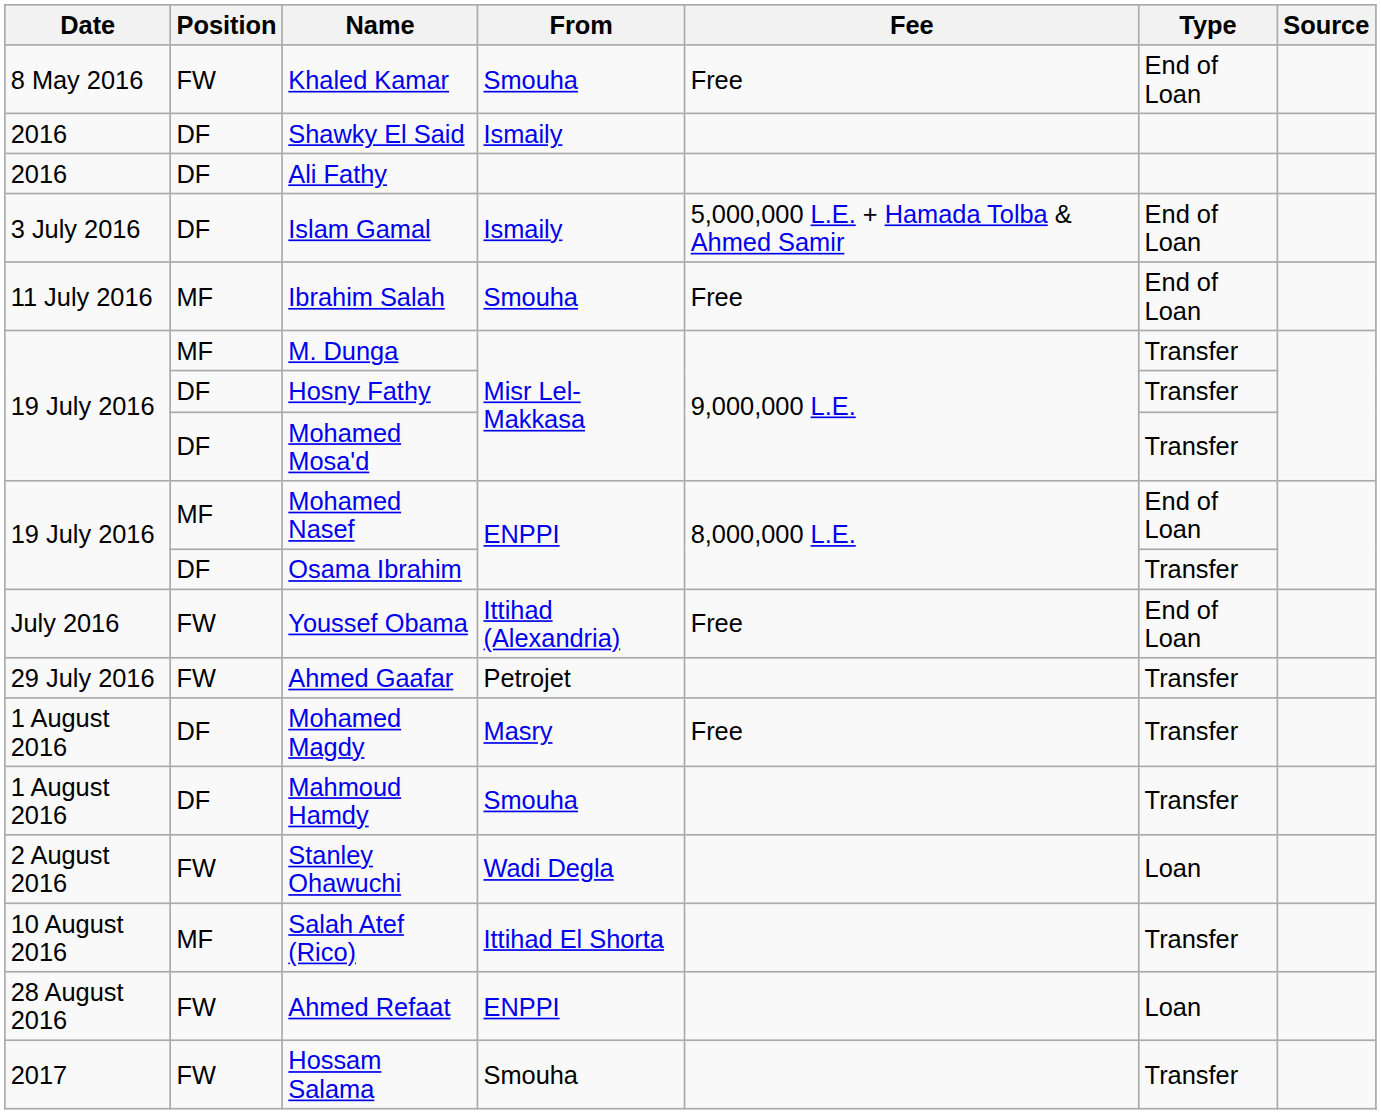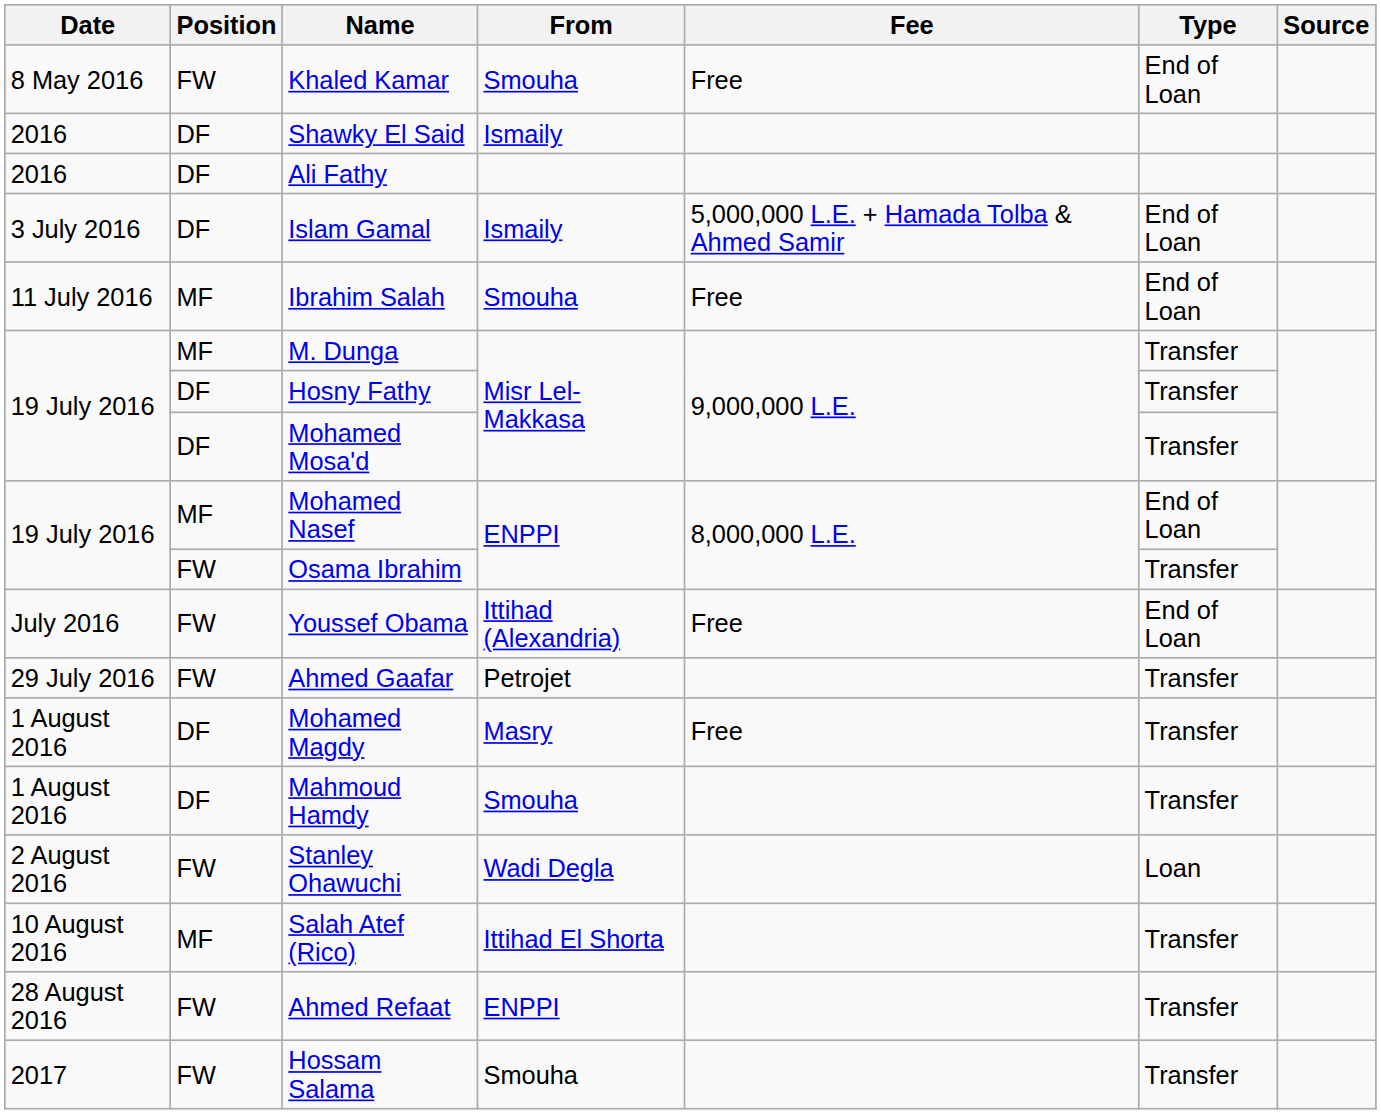(193, 569) DF -> (196, 569) FW
(1173, 1006) Loan -> (1191, 1006) Transfer
